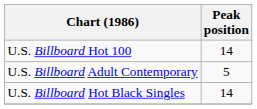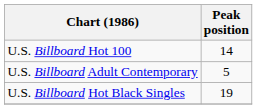(226, 93) 14 -> (226, 93) 19
